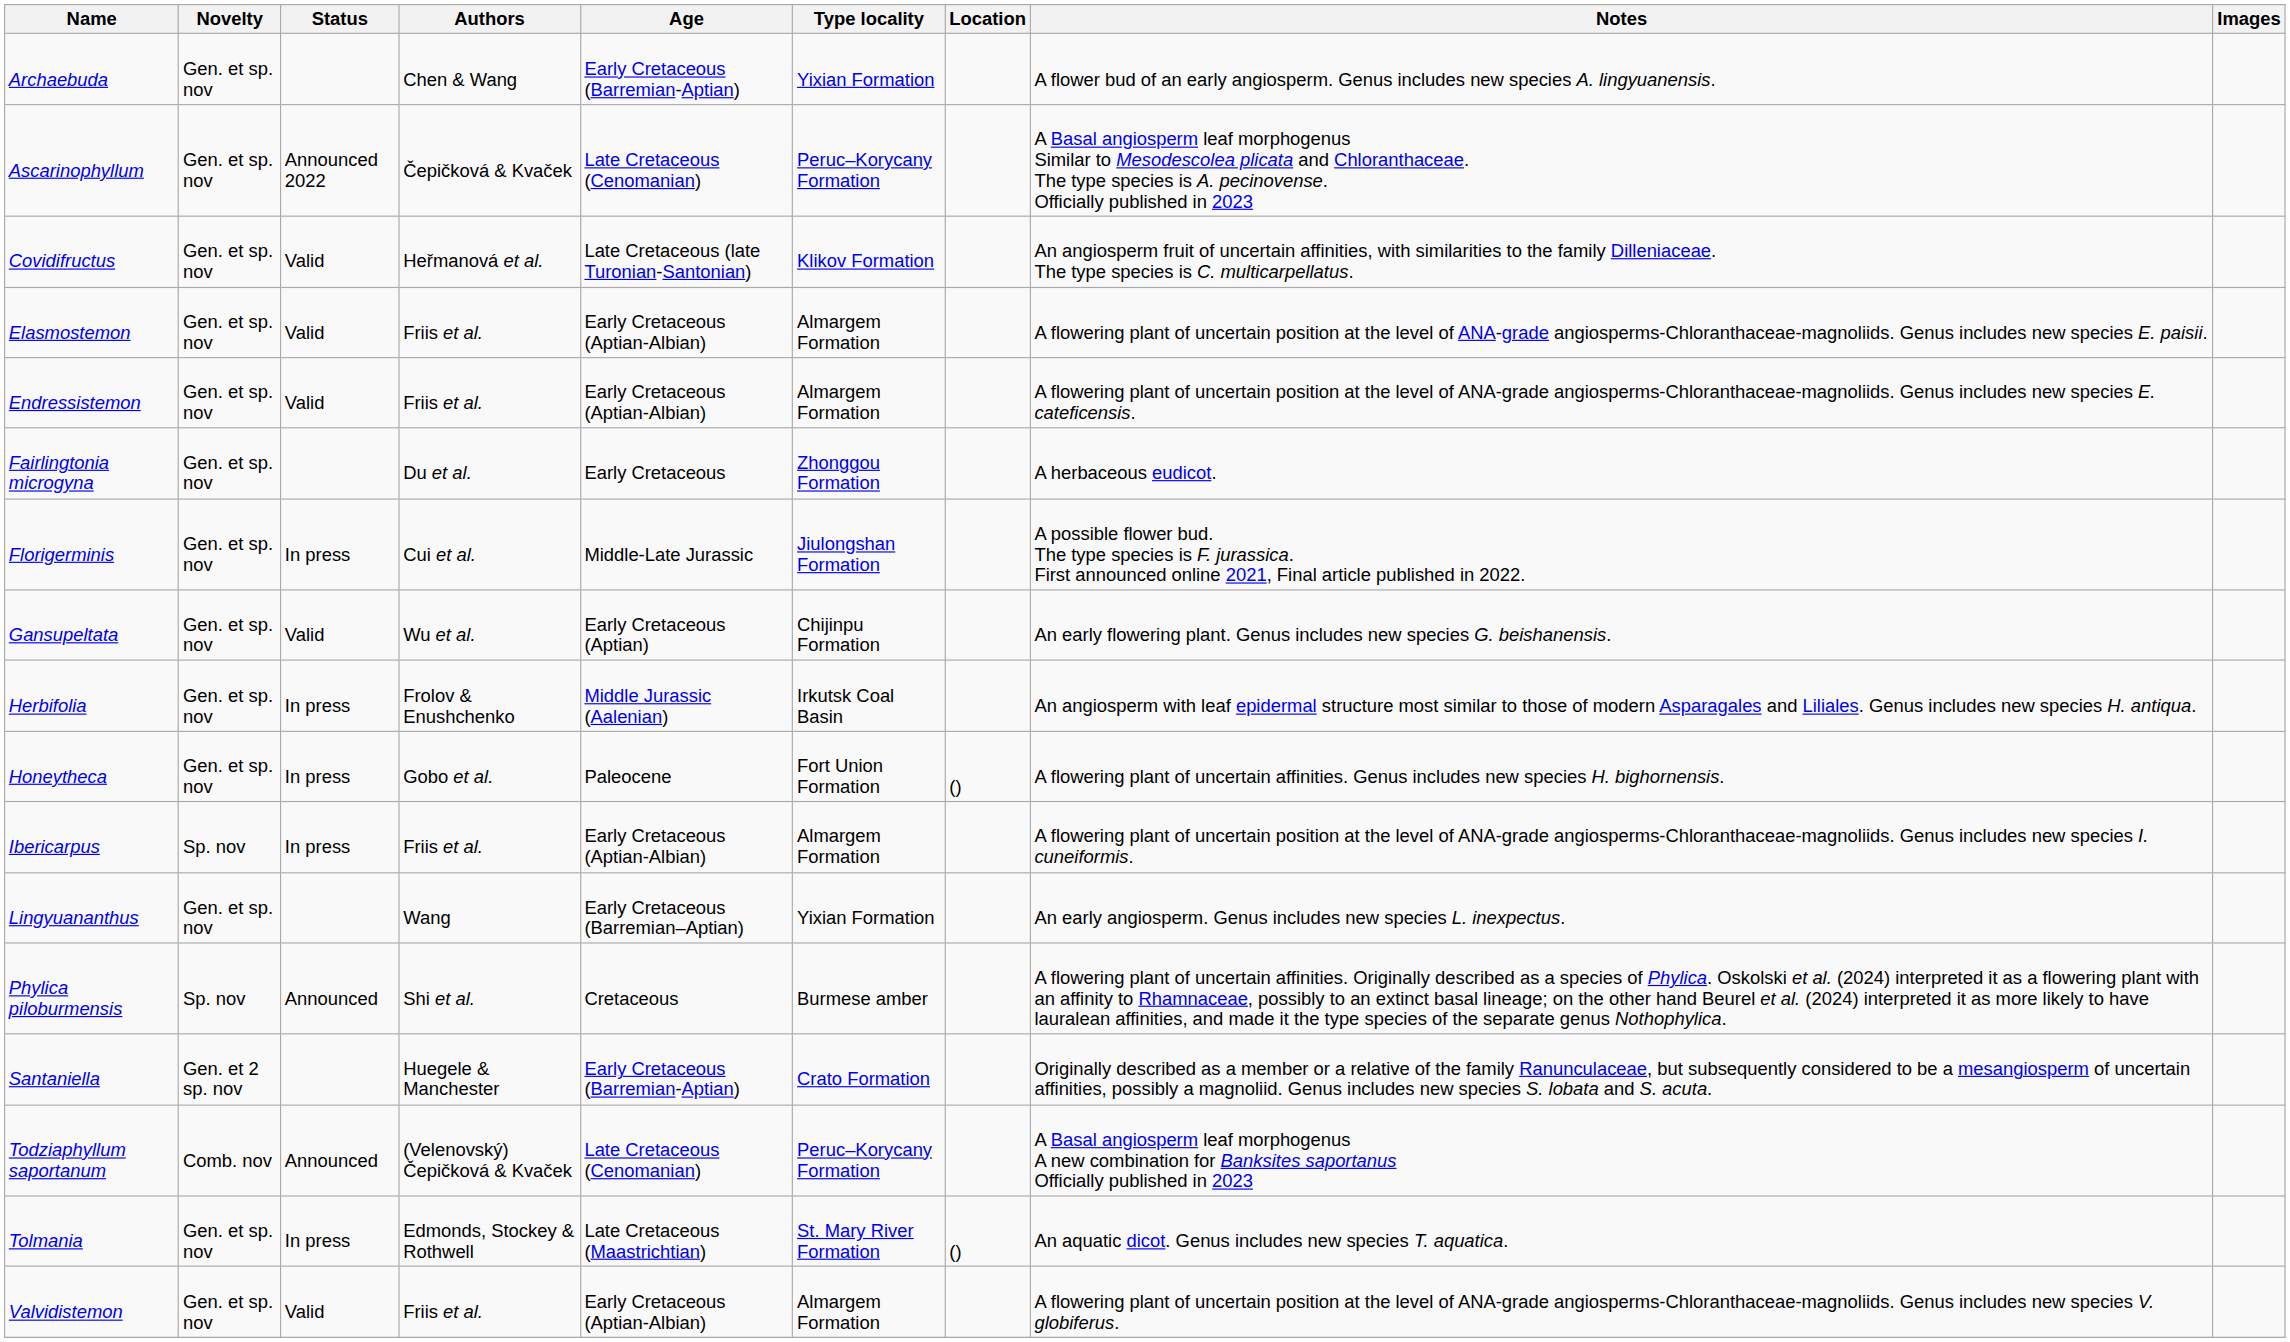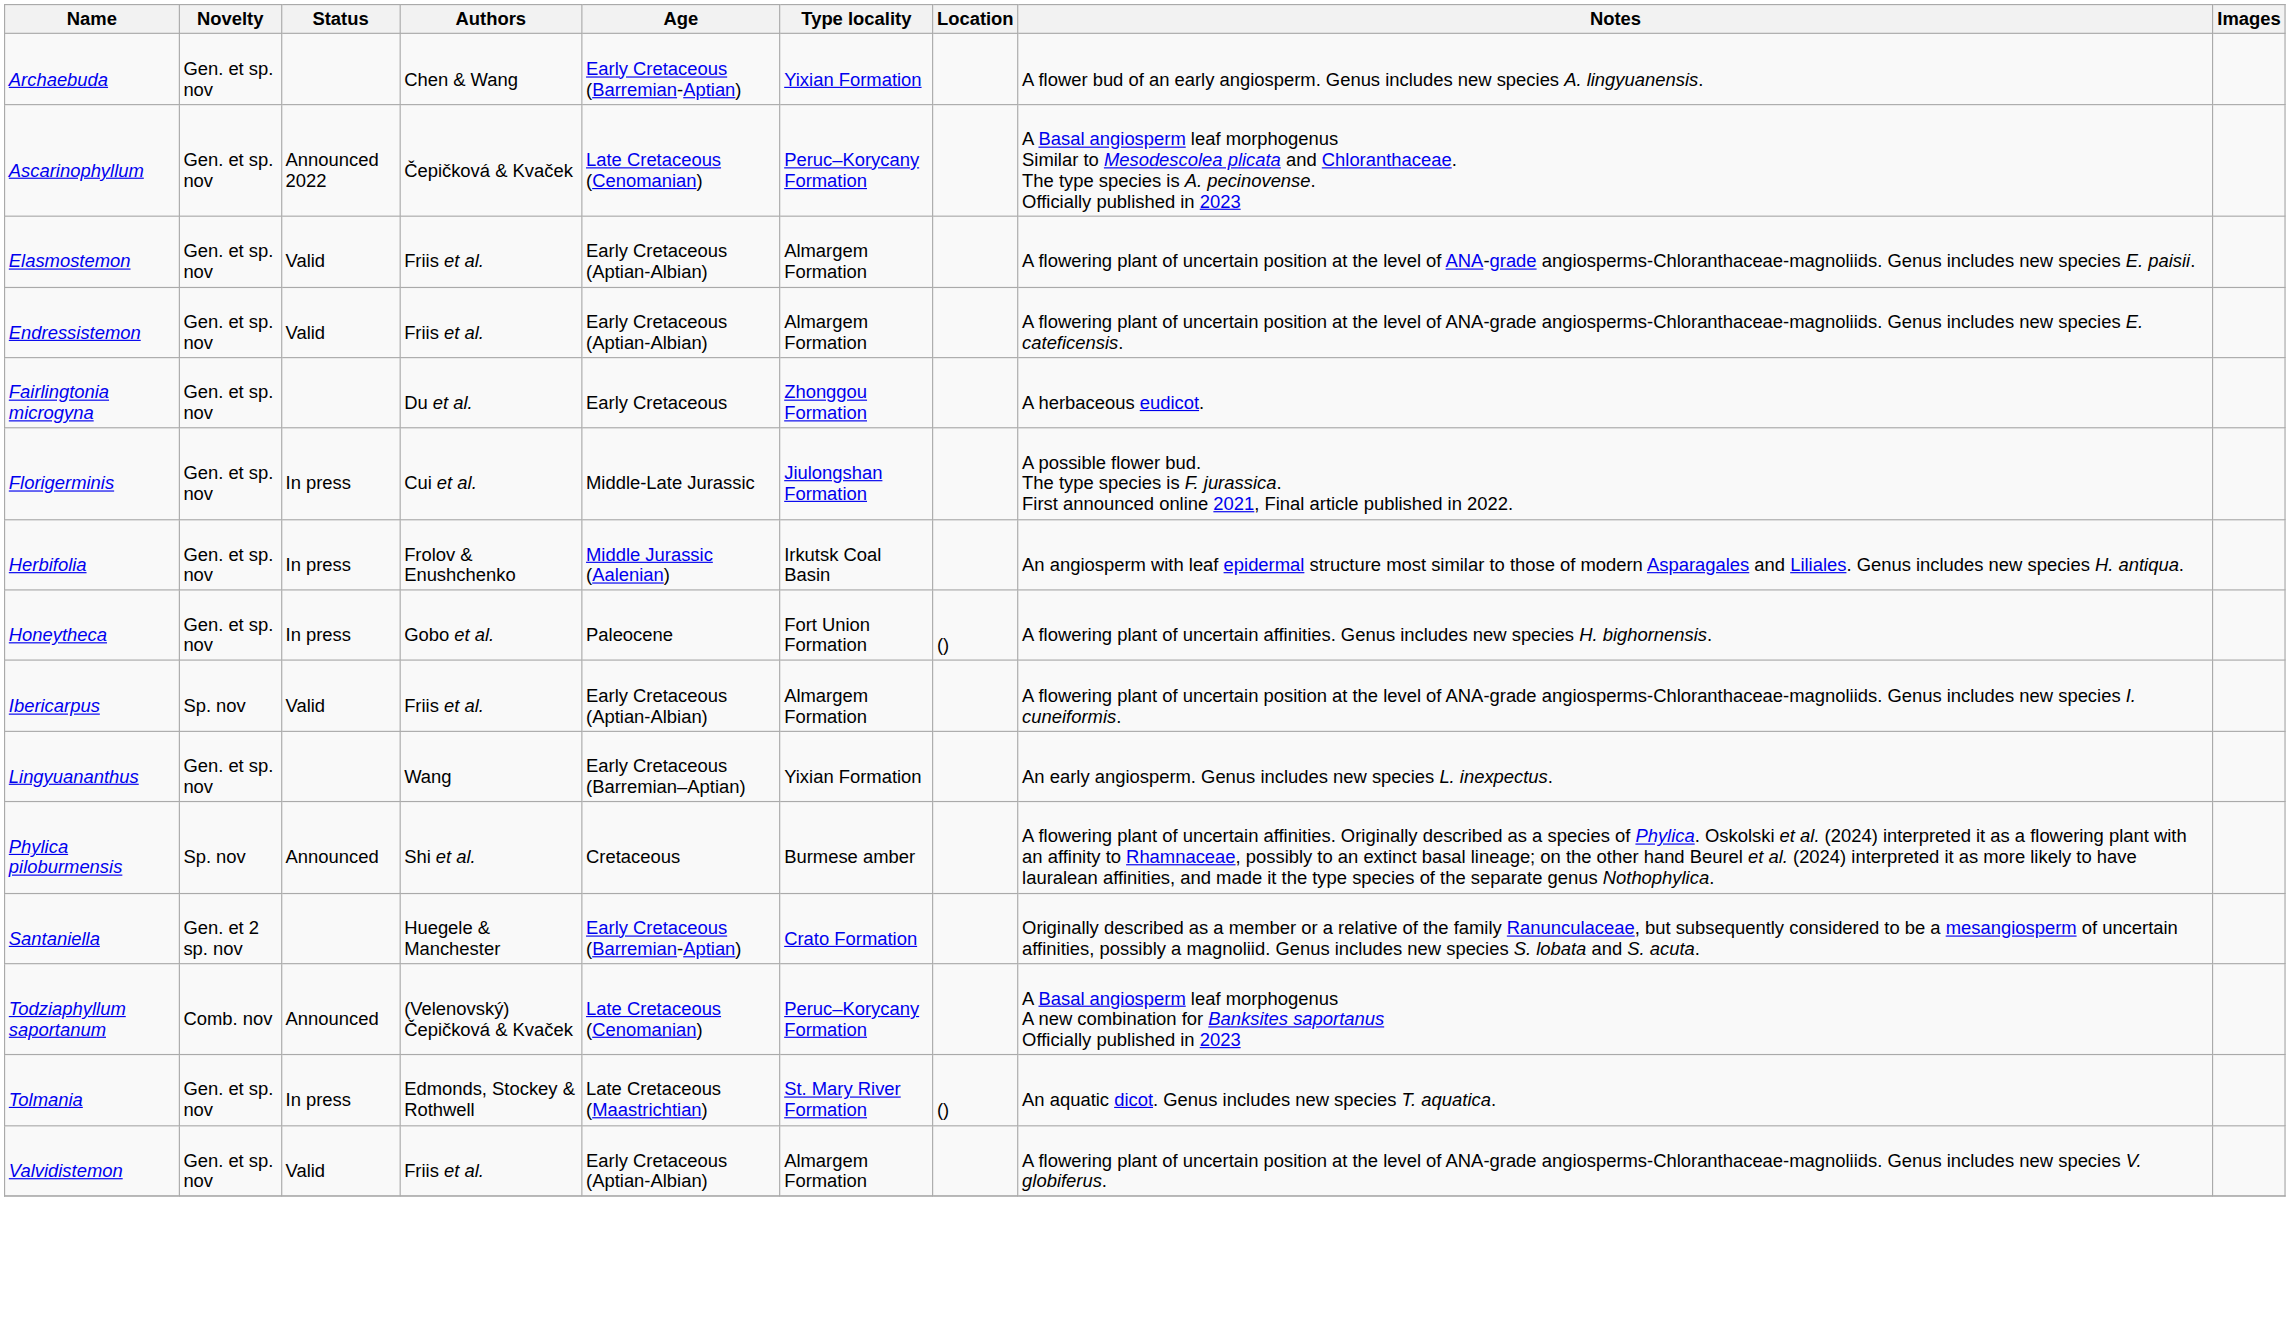- row: (62, 261)
- row: (64, 635)
(318, 847) In press -> (305, 706) Valid
